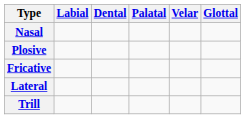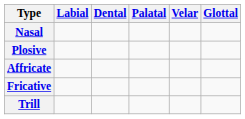+ row: (29, 68)
- row: (29, 86)
